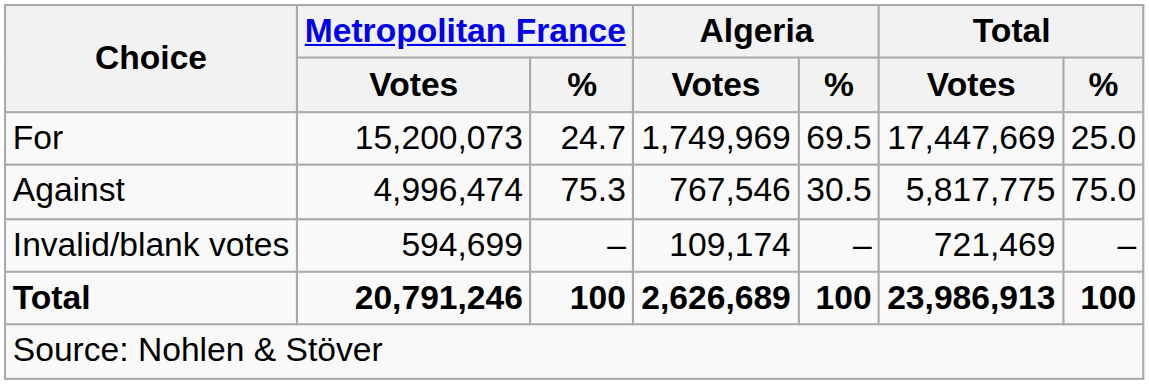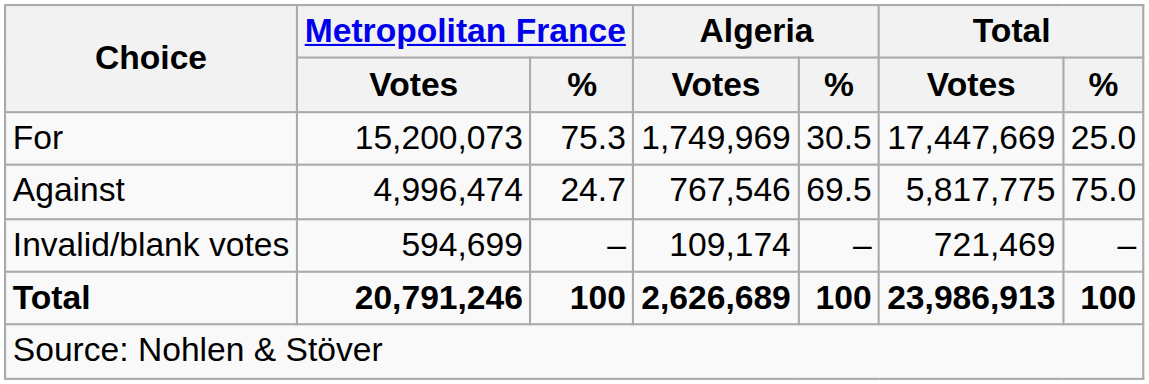(593, 137) 24.7 -> (593, 137) 75.3
(839, 137) 69.5 -> (839, 137) 30.5
(593, 191) 75.3 -> (593, 191) 24.7
(839, 191) 30.5 -> (839, 191) 69.5
